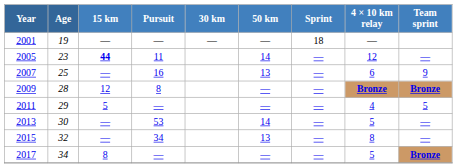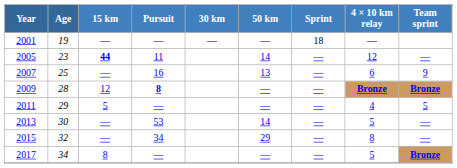(159, 89) normal -> (159, 89) bold
(265, 138) 13 -> (265, 138) 29
